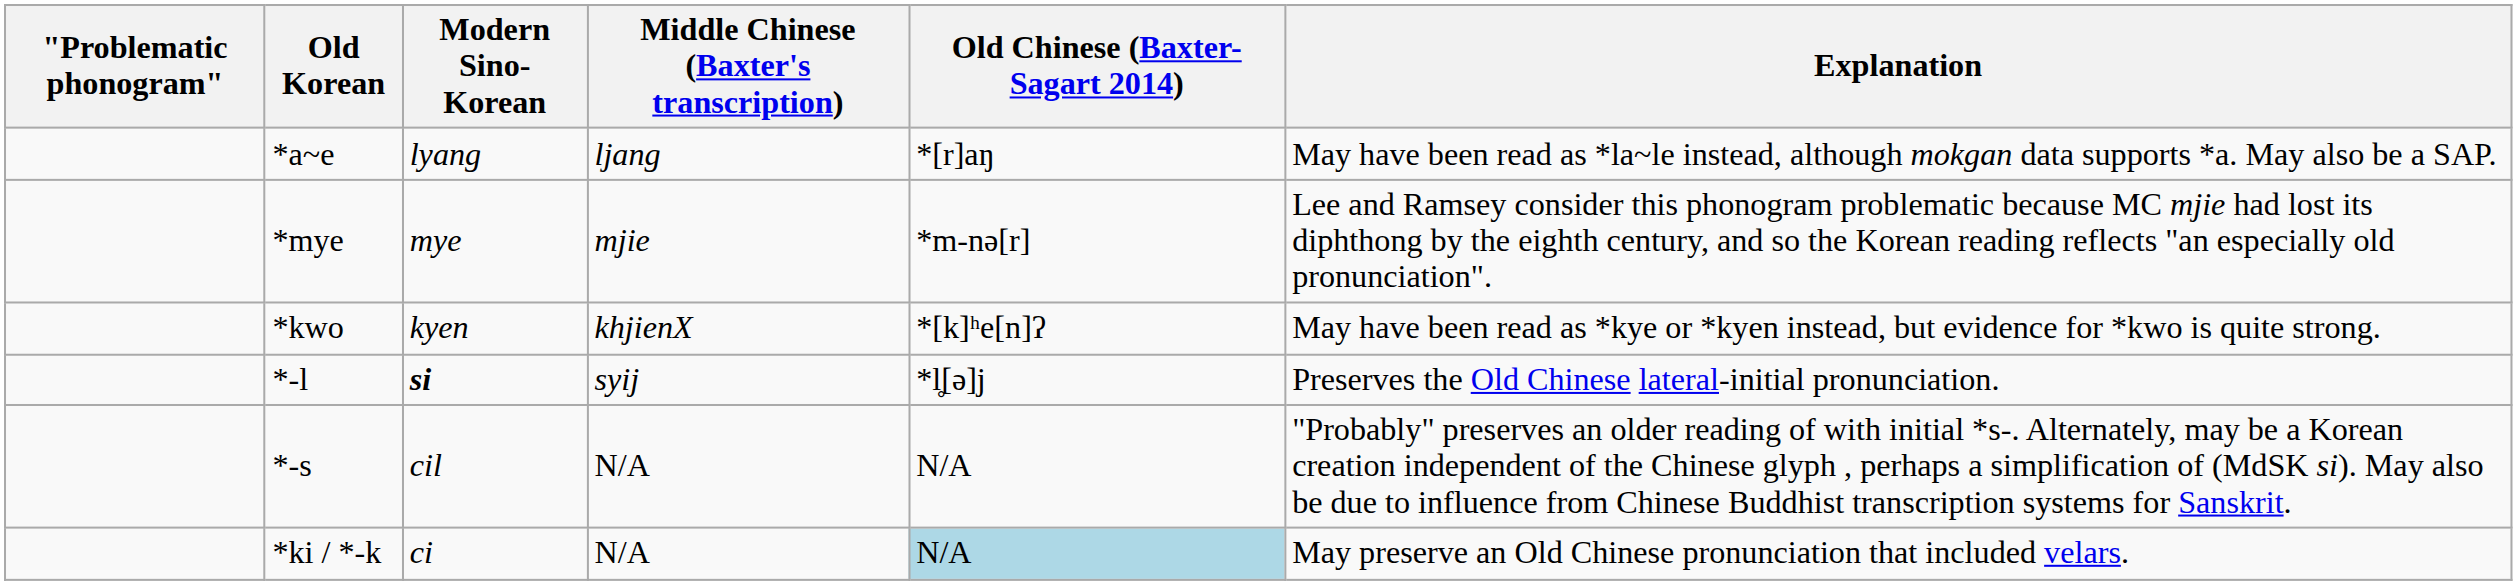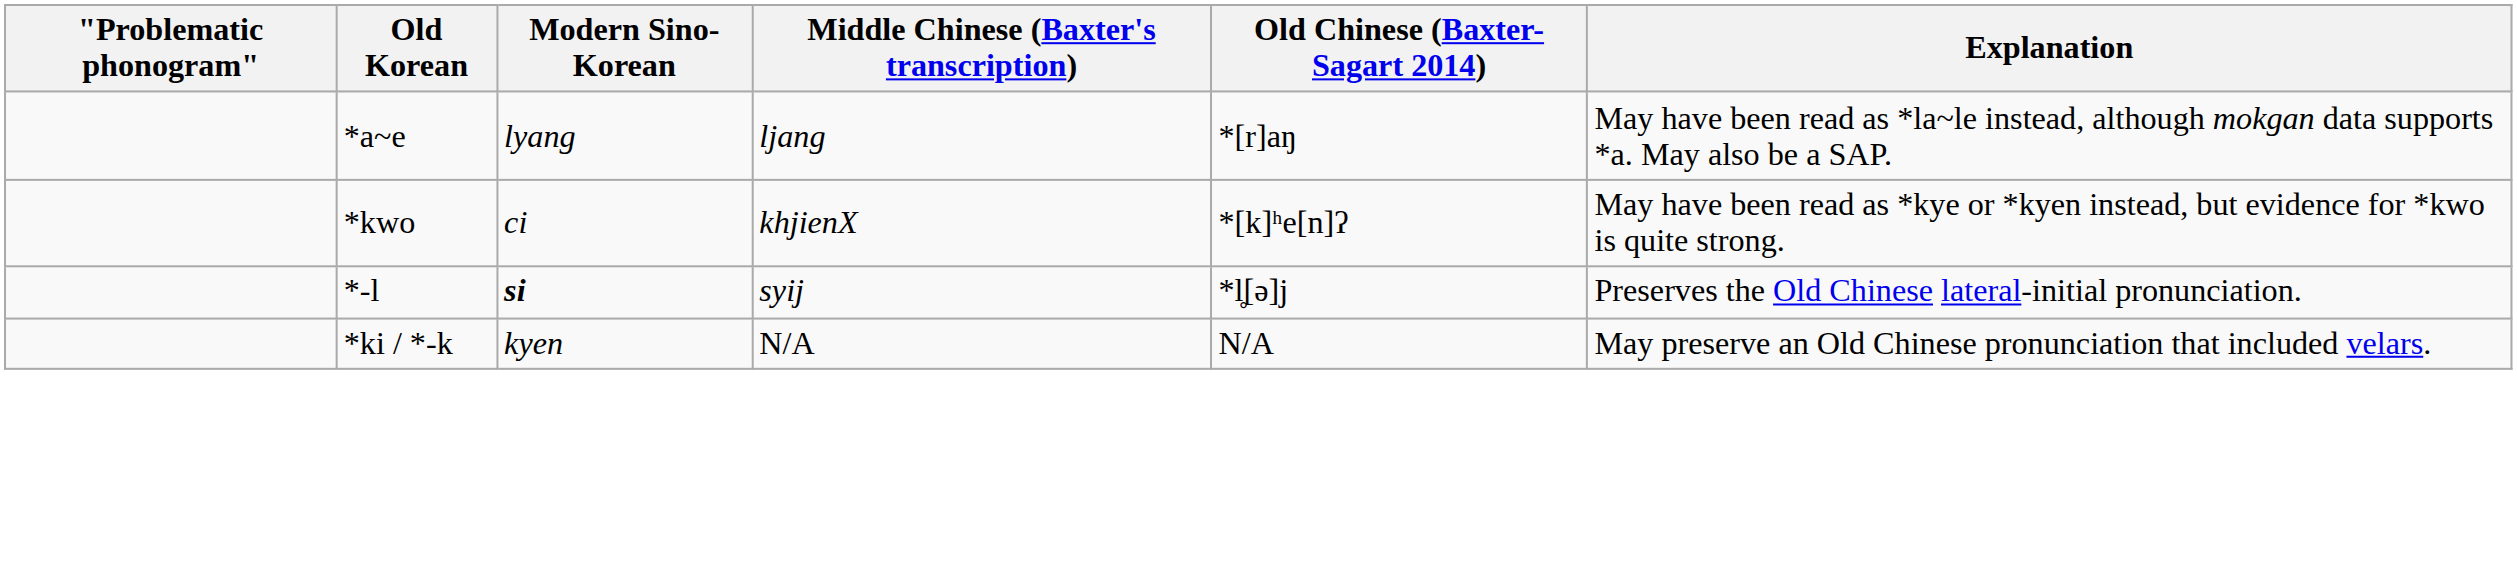- row: (308, 240)
(439, 327) kyen -> (516, 222) ci
- row: (292, 465)
(421, 553) ci -> (534, 342) kyen
(944, 553) lightblue background -> (1246, 342) no background
